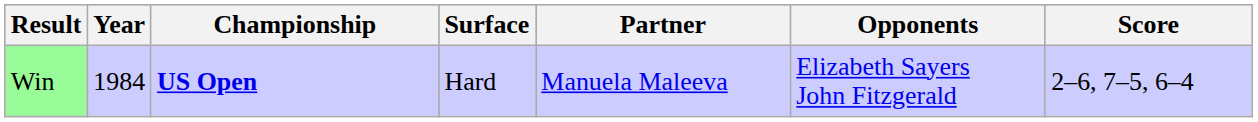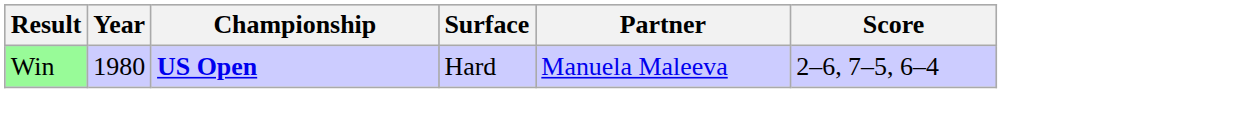- column: (918, 25)
(119, 80) 1984 -> (119, 66) 1980
